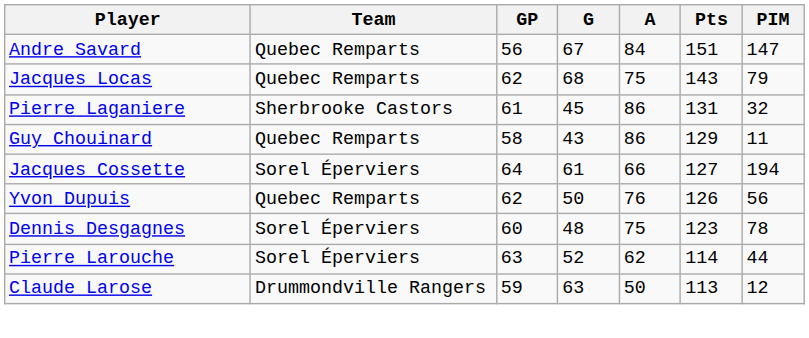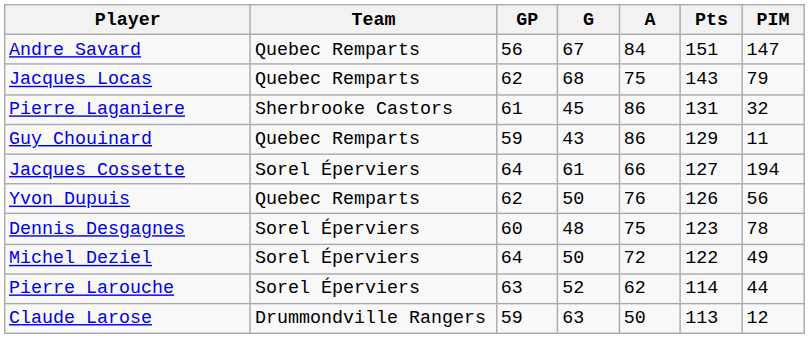(512, 139) 58 -> (512, 139) 59
+ row: (81, 259)
